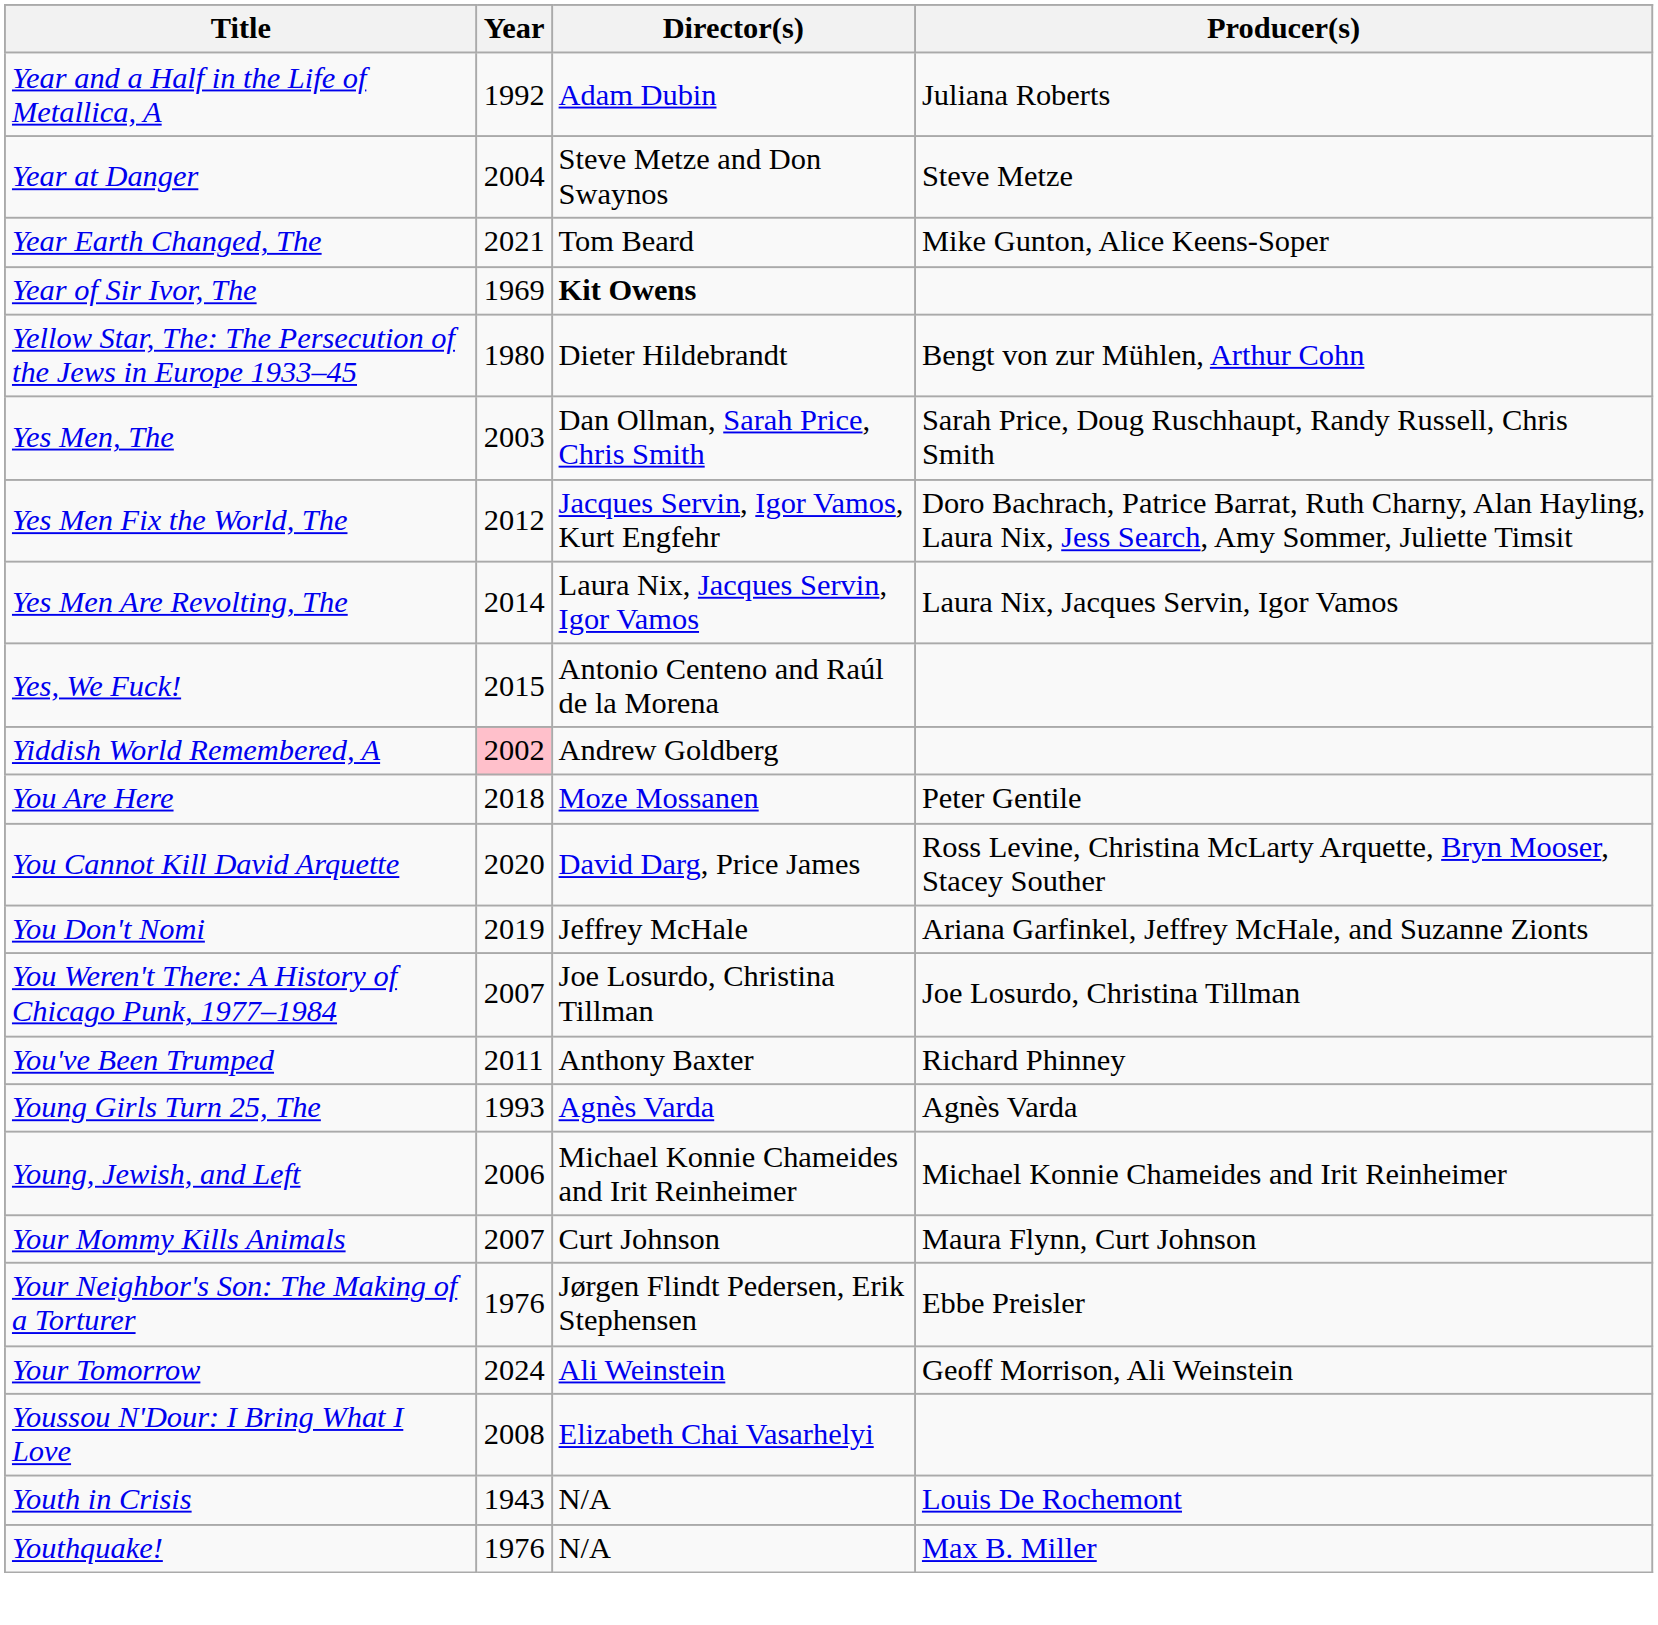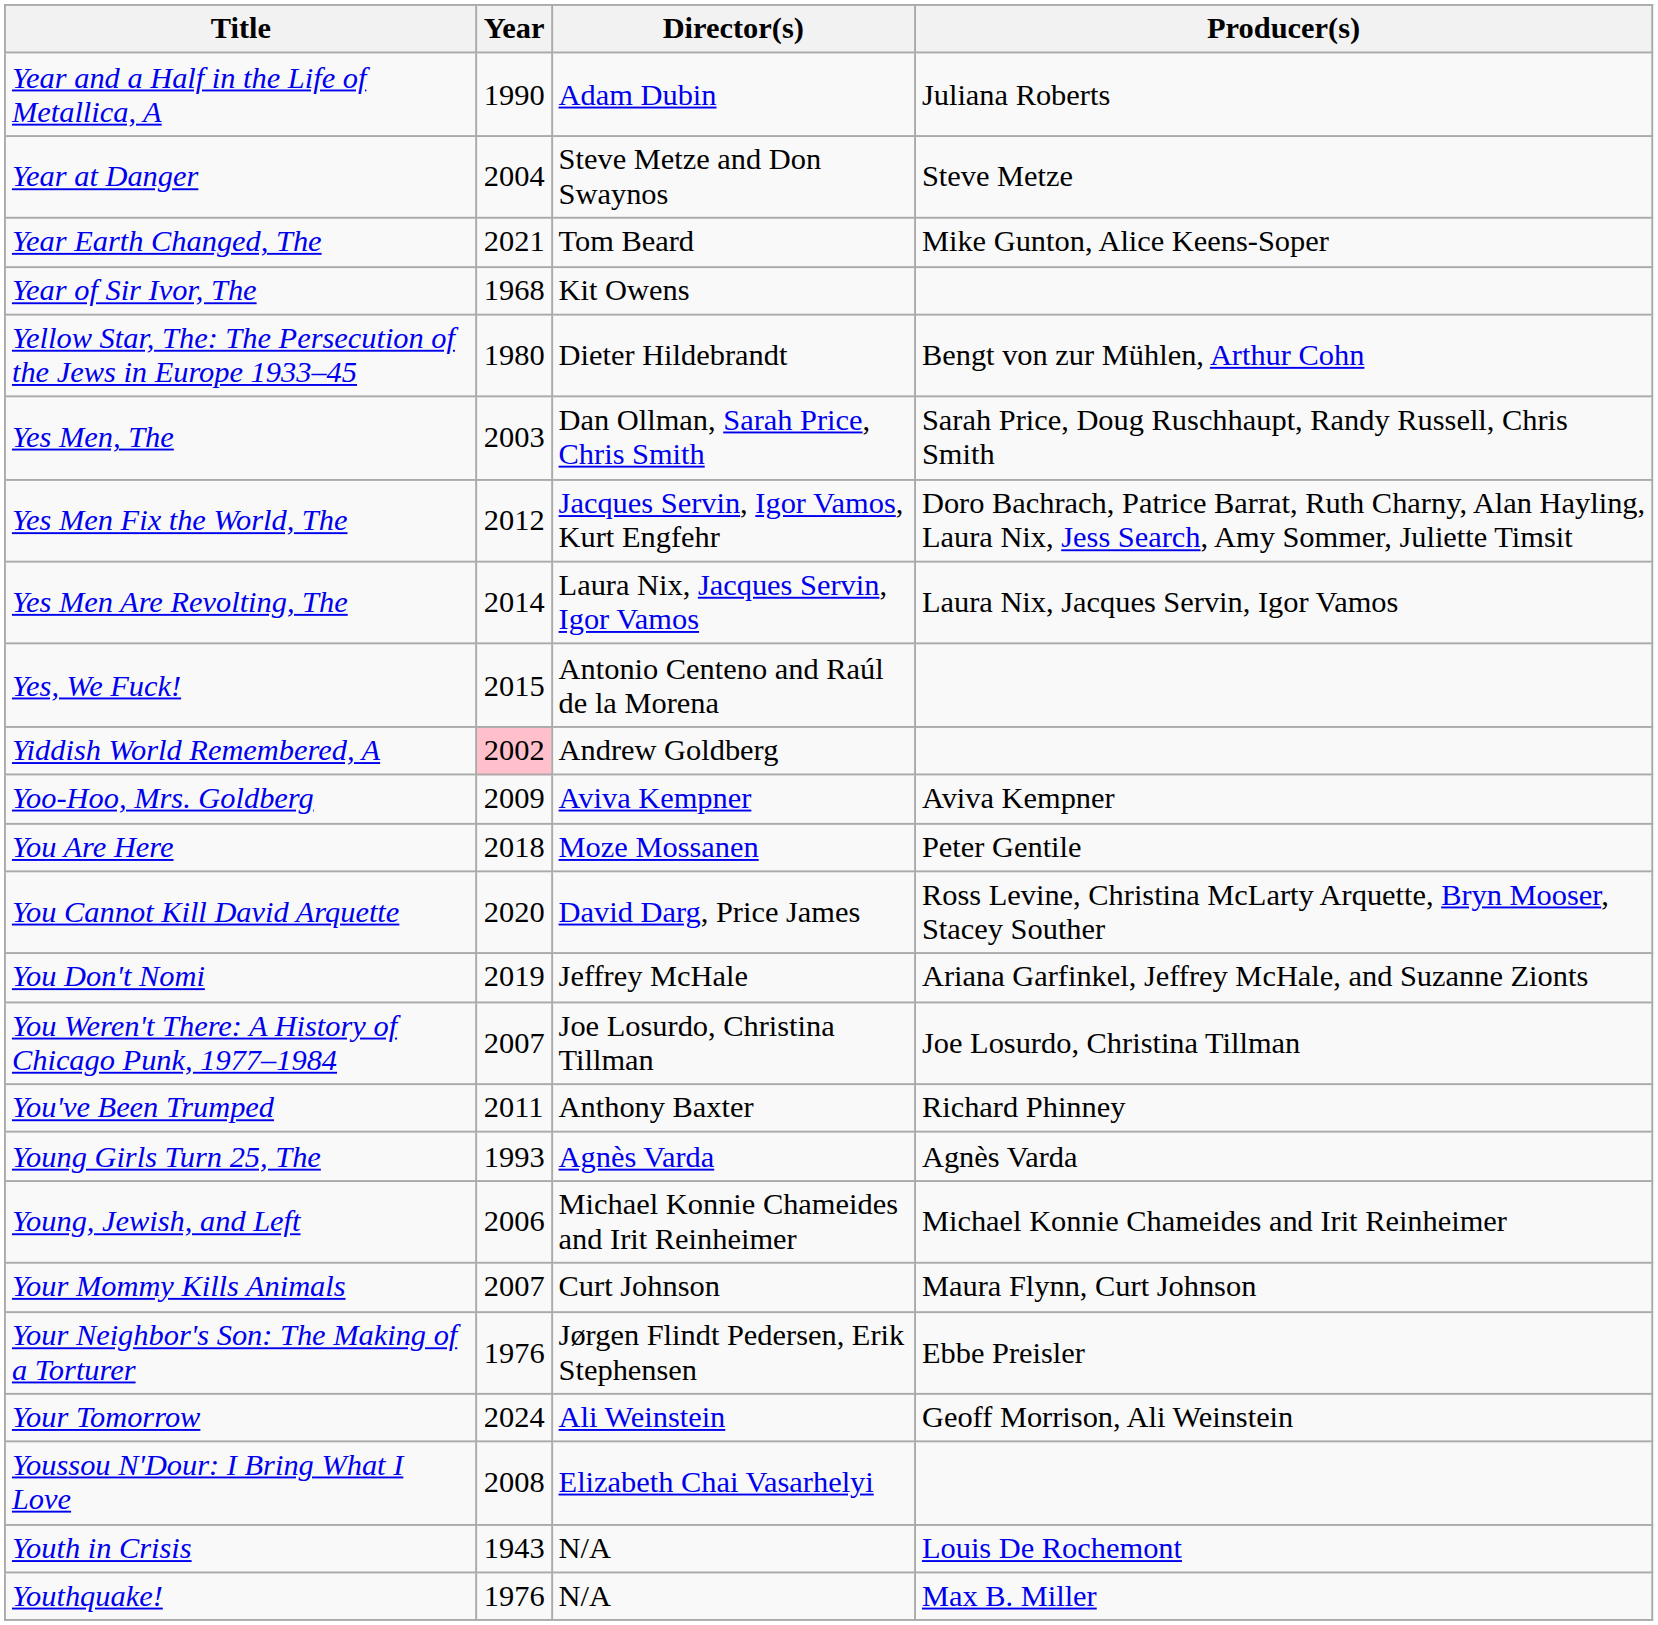(514, 93) 1992 -> (514, 93) 1990
(514, 289) 1969 -> (514, 289) 1968
(627, 289) bold -> (624, 289) normal
+ row: (163, 798)
